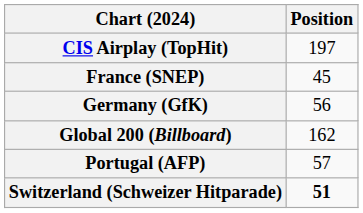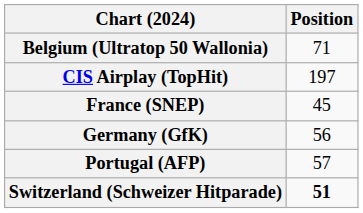+ row: (145, 47)
- row: (145, 134)
